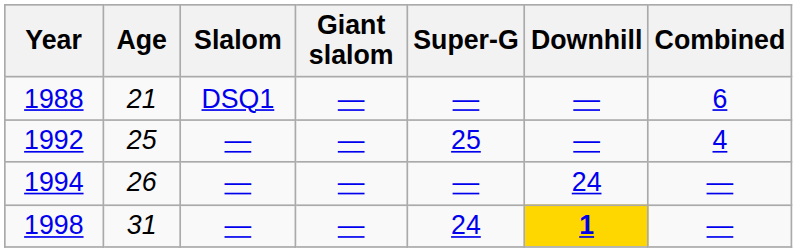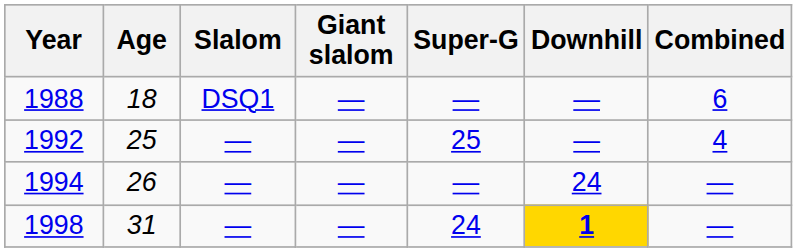(142, 98) 21 -> (142, 98) 18
